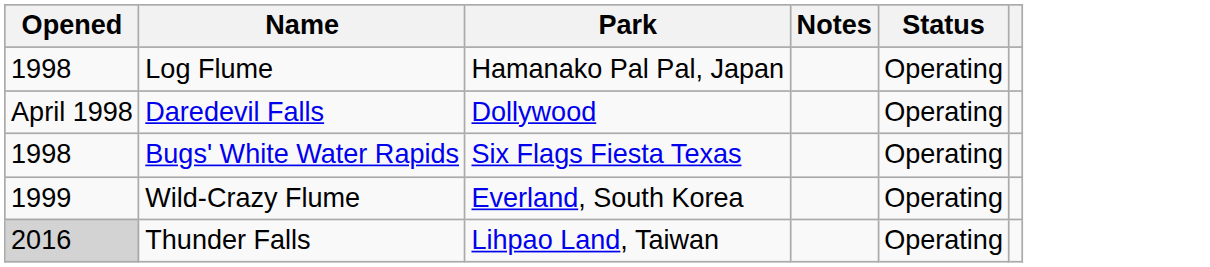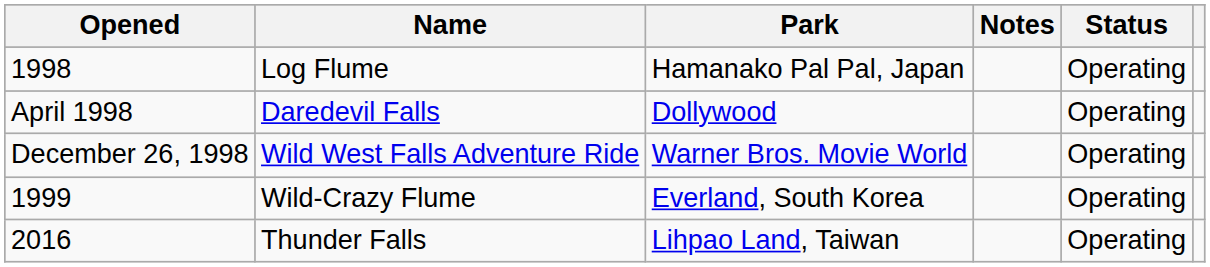- row: (302, 154)
+ row: (450, 154)
(41, 240) lightgrey background -> (41, 240) no background
